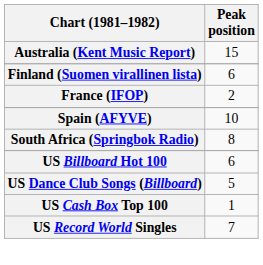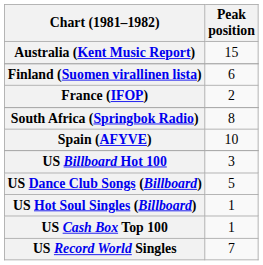rows swapped: (105, 140) <-> (105, 118)
(231, 161) 6 -> (231, 161) 3
+ row: (105, 205)
